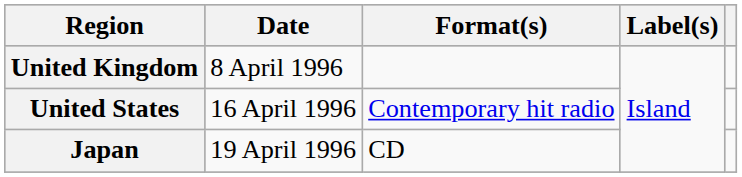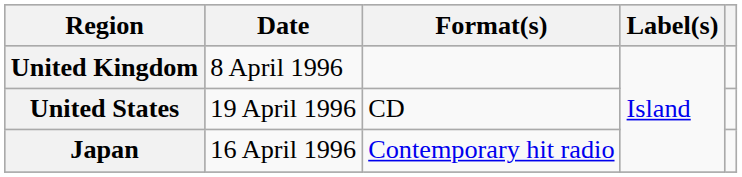(283, 108) 16 April 1996 -> (283, 108) 19 April 1996
(491, 108) Contemporary hit radio -> (386, 108) CD
(283, 150) 19 April 1996 -> (283, 150) 16 April 1996
(386, 150) CD -> (491, 150) Contemporary hit radio
